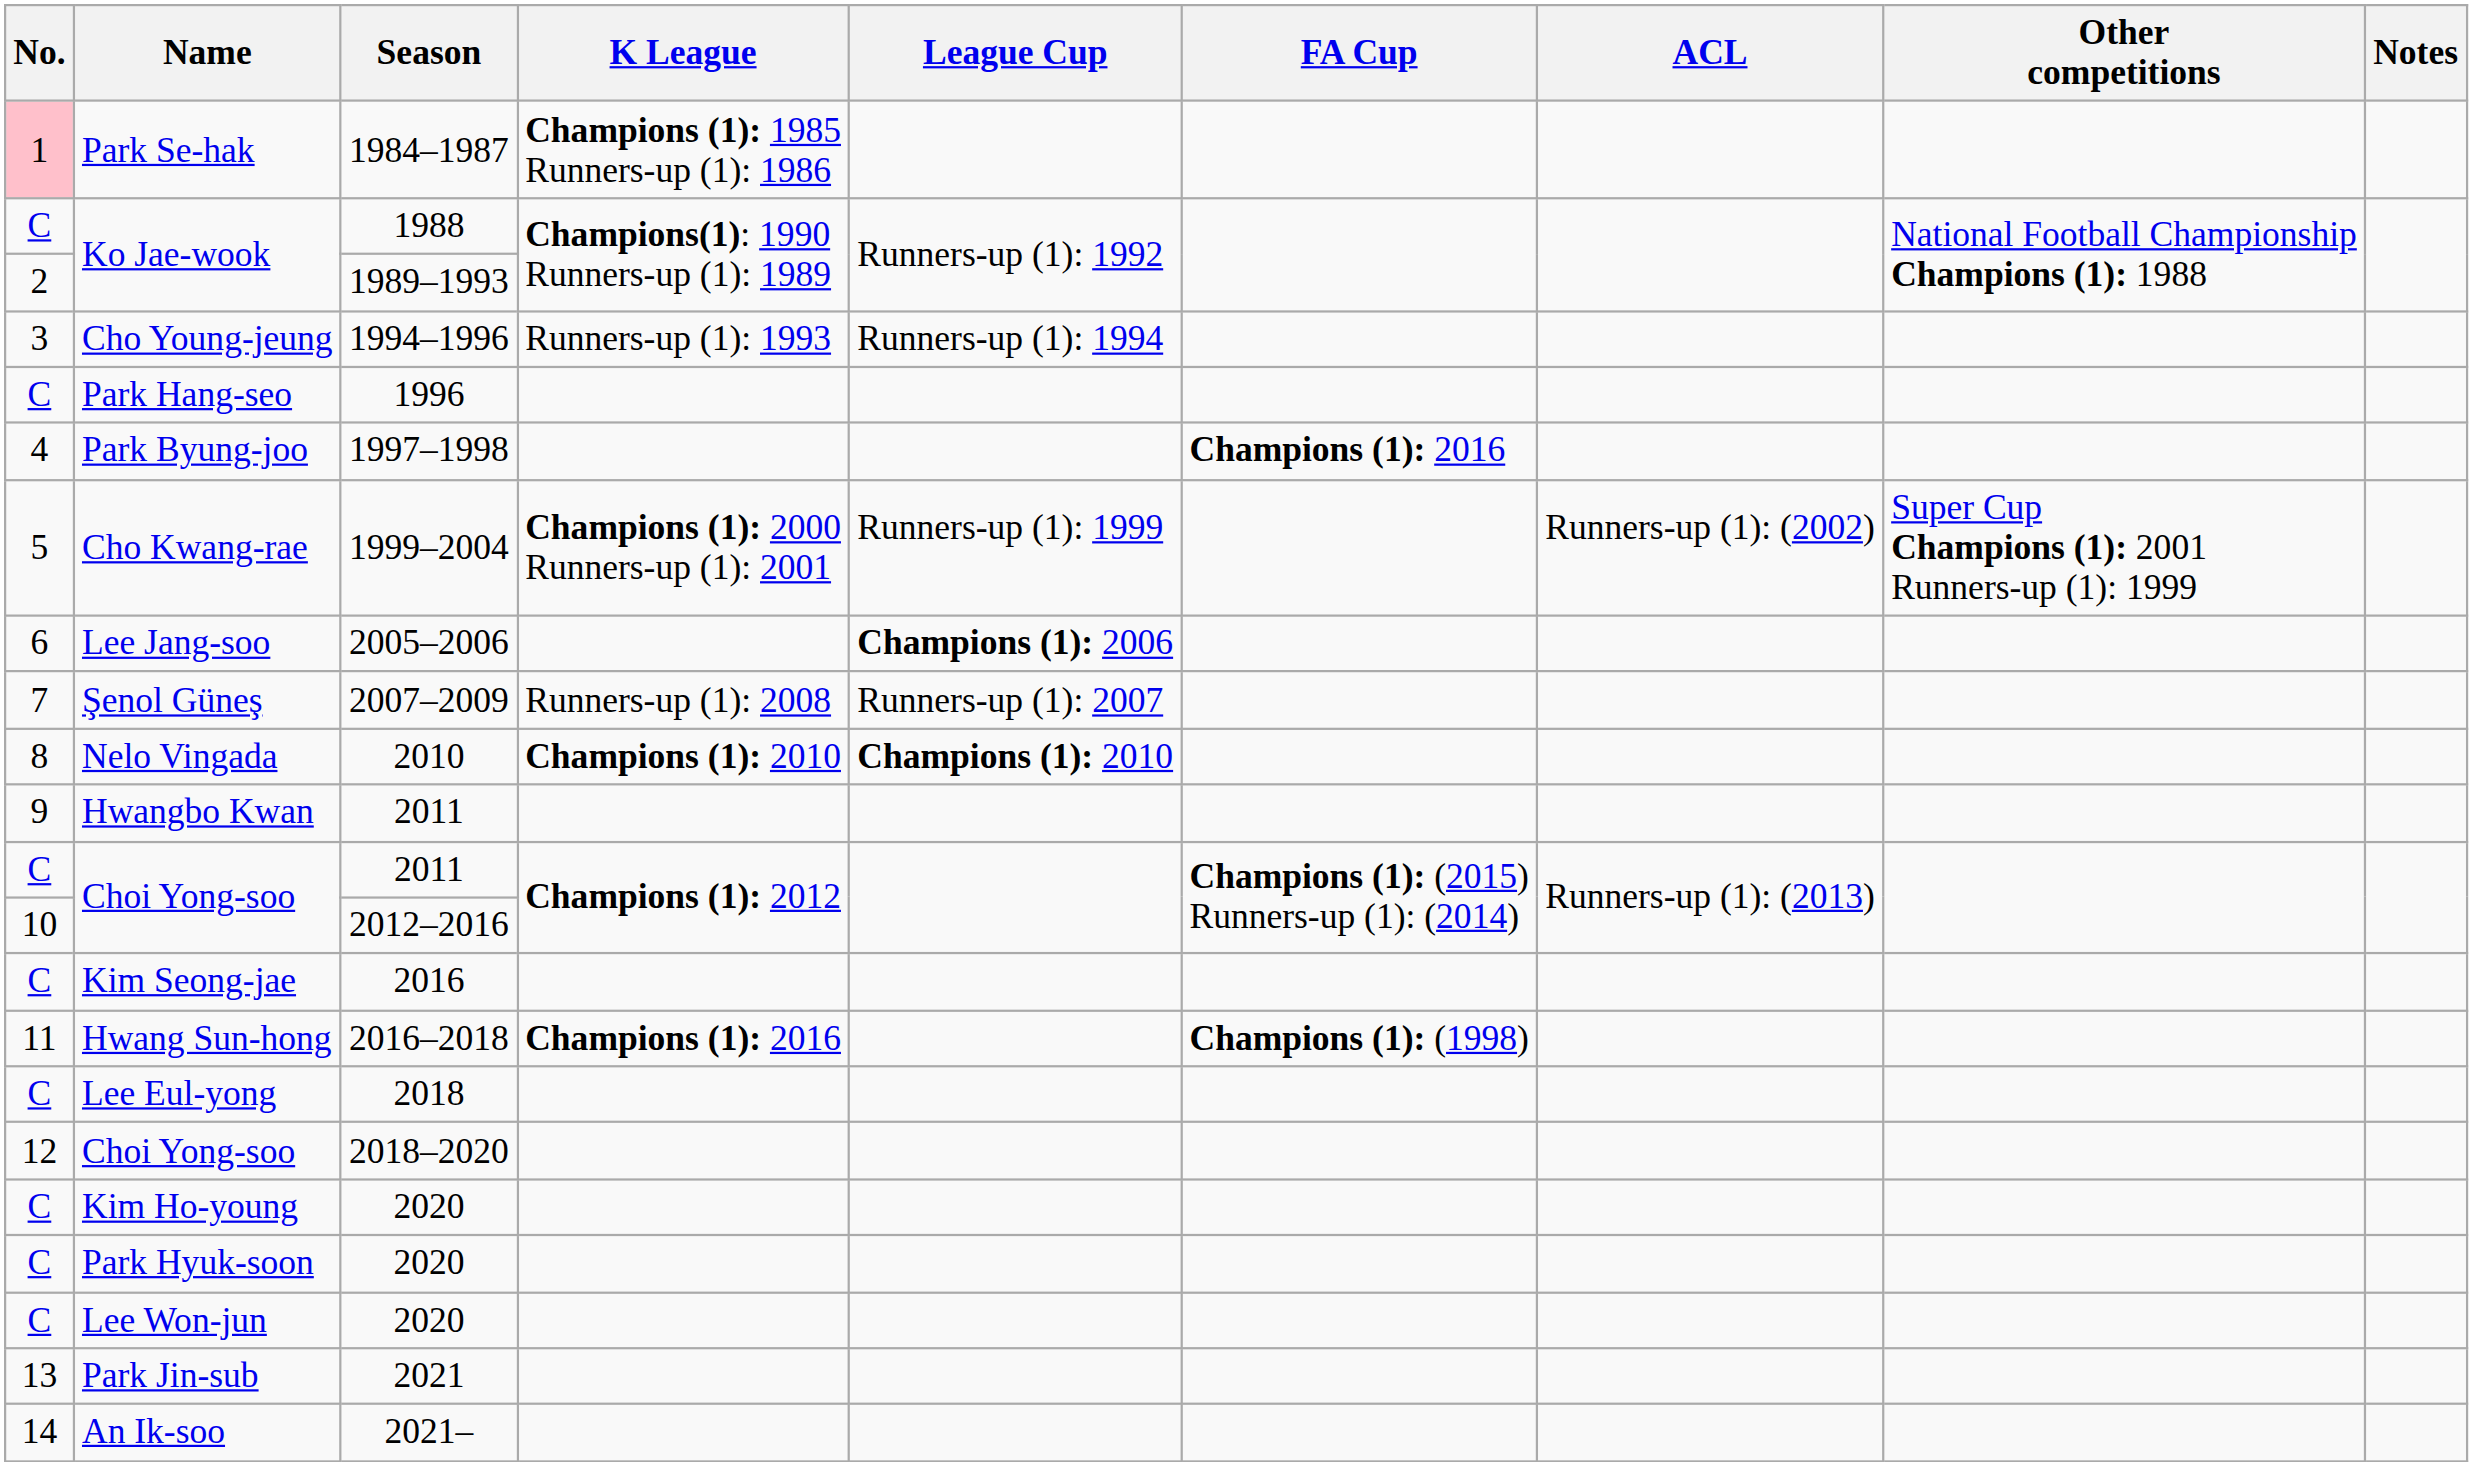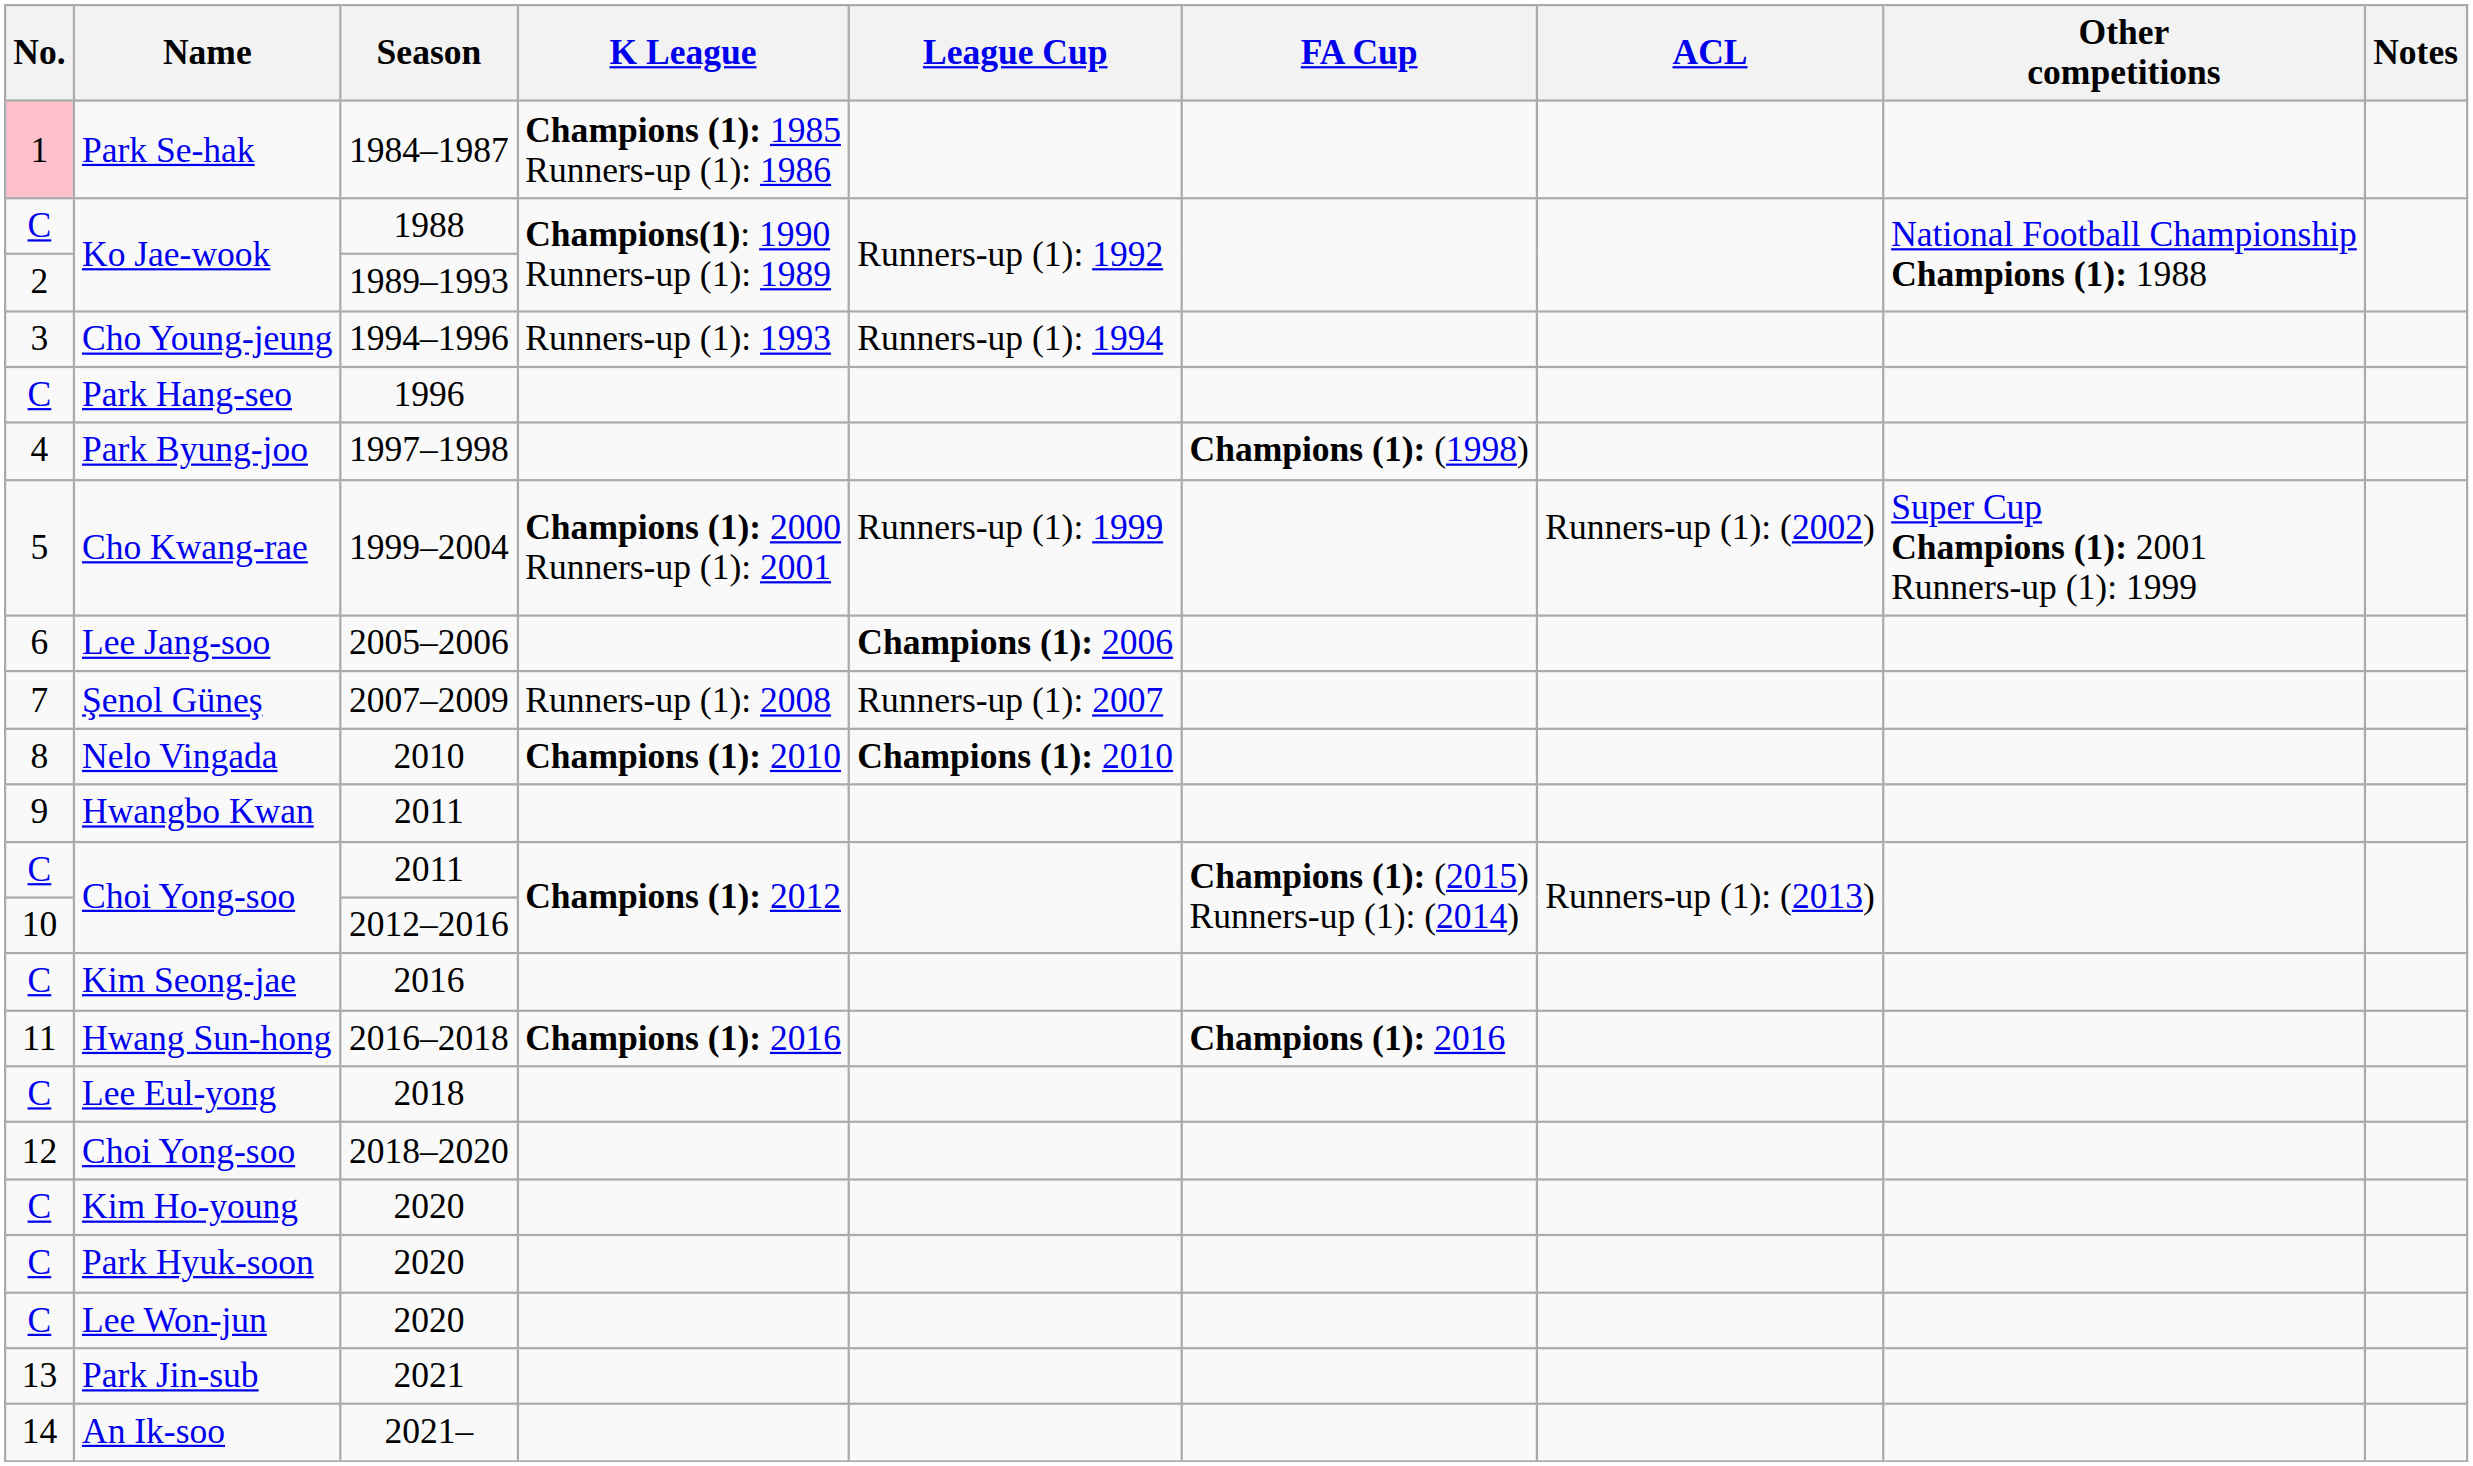(1347, 450) Champions (1): 2016 -> (1359, 450) Champions (1): (1998)
(1359, 1037) Champions (1): (1998) -> (1347, 1037) Champions (1): 2016
